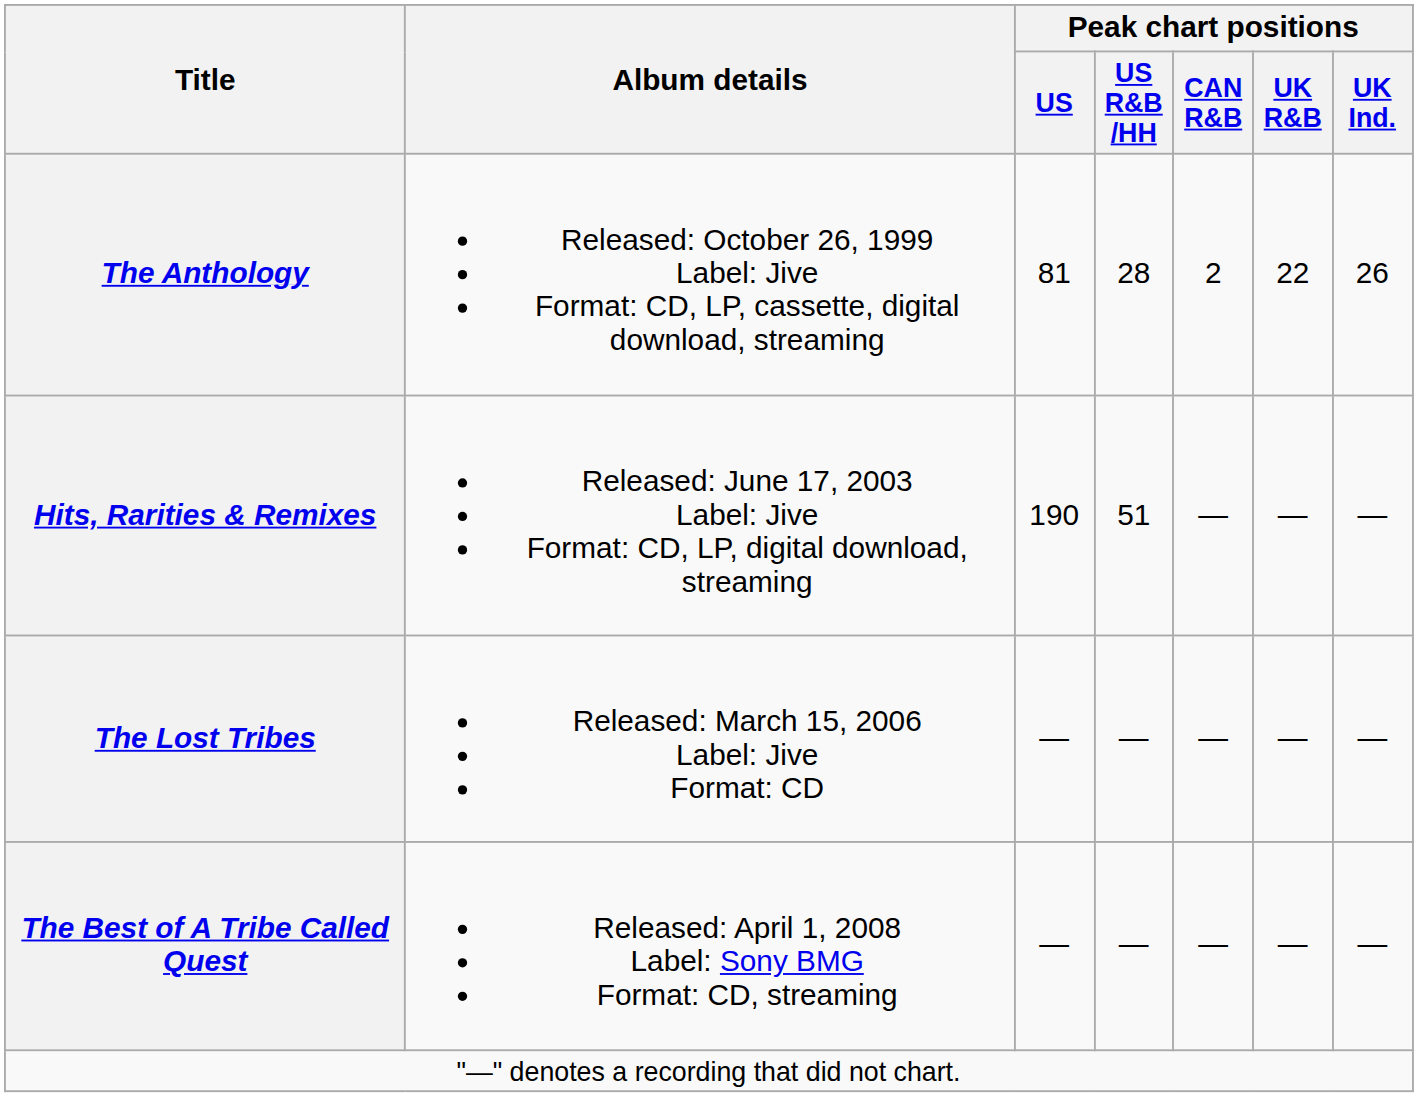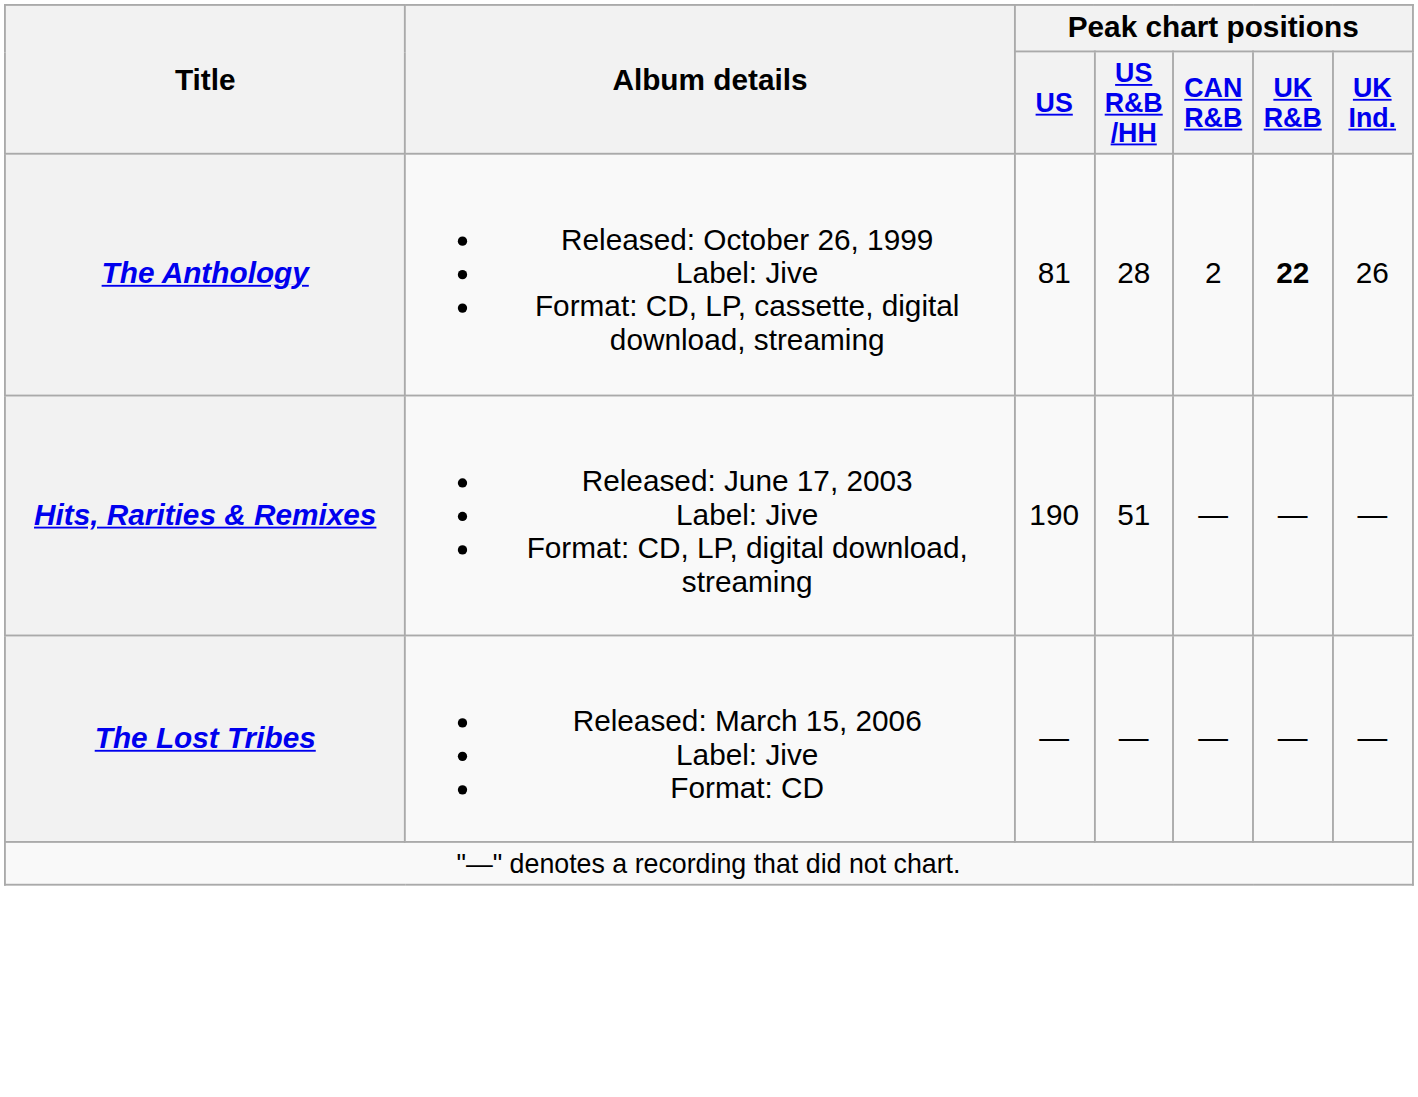(1293, 273) normal -> (1293, 273) bold
- row: (205, 945)
